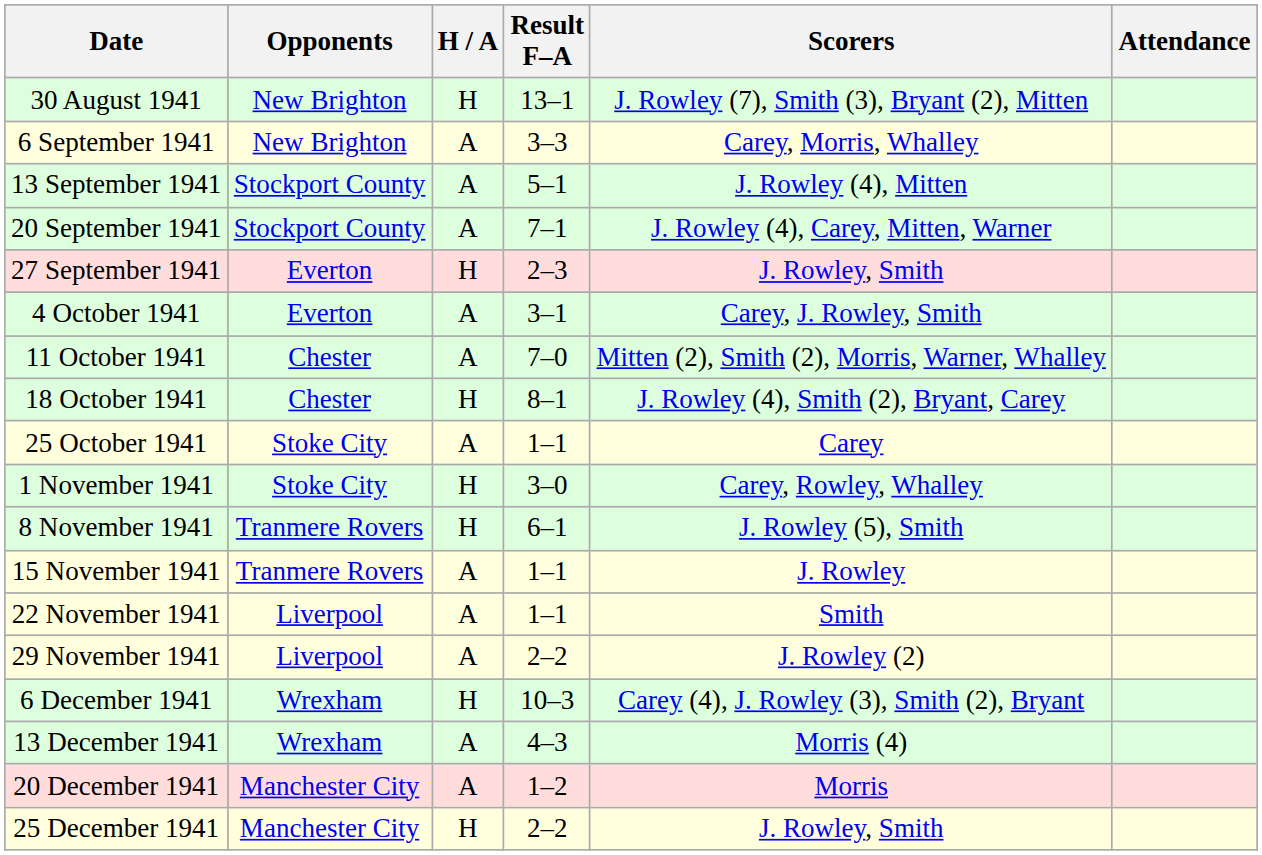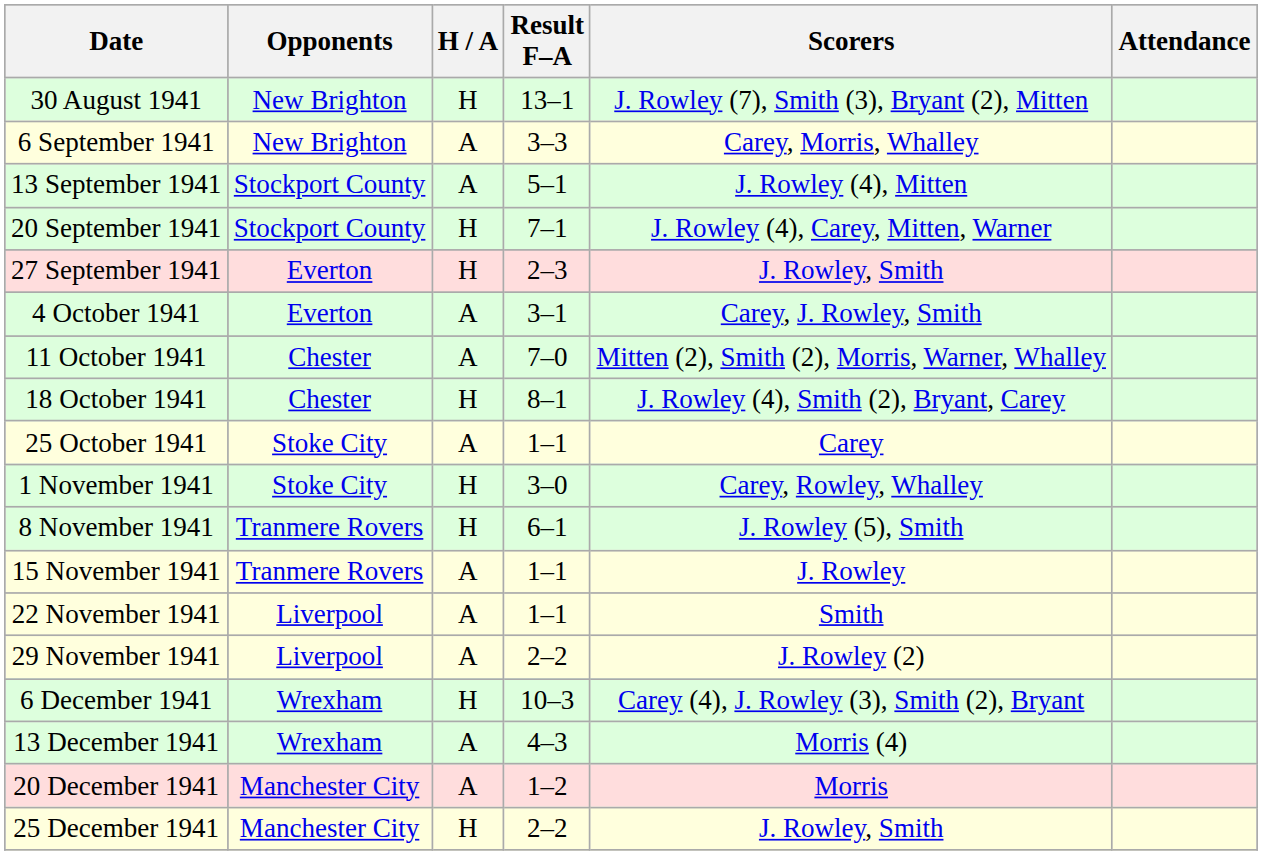(468, 227) A -> (468, 227) H
